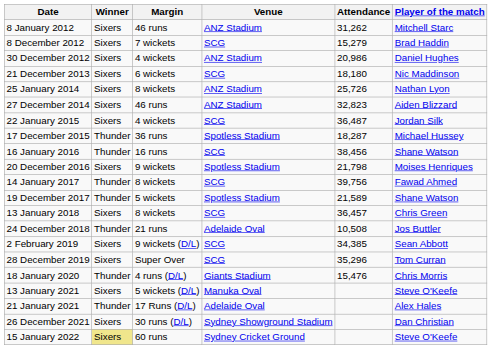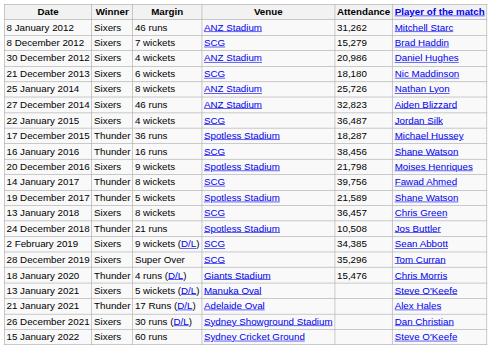(234, 228) Adelaide Oval -> (242, 228) Spotless Stadium
(108, 337) khaki background -> (108, 337) no background
